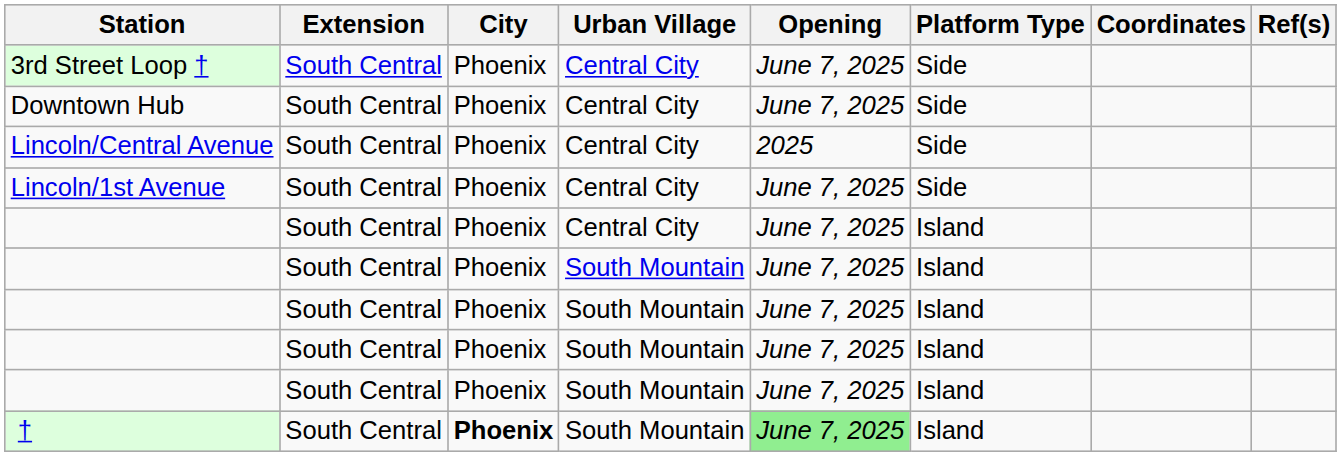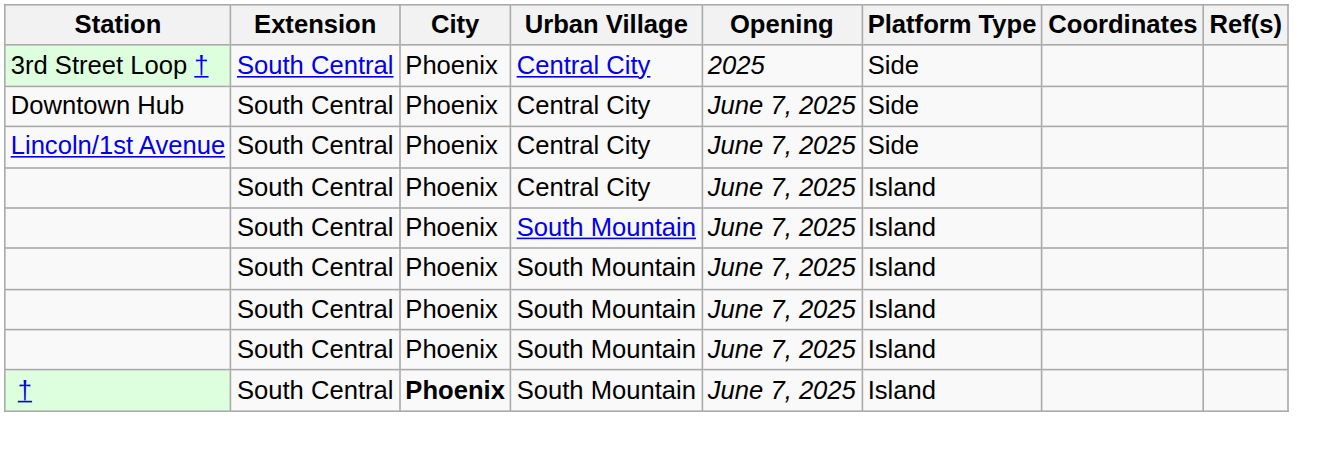(830, 65) June 7, 2025 -> (736, 65) 2025
- row: (142, 146)
(830, 430) lightgreen background -> (782, 390) no background
